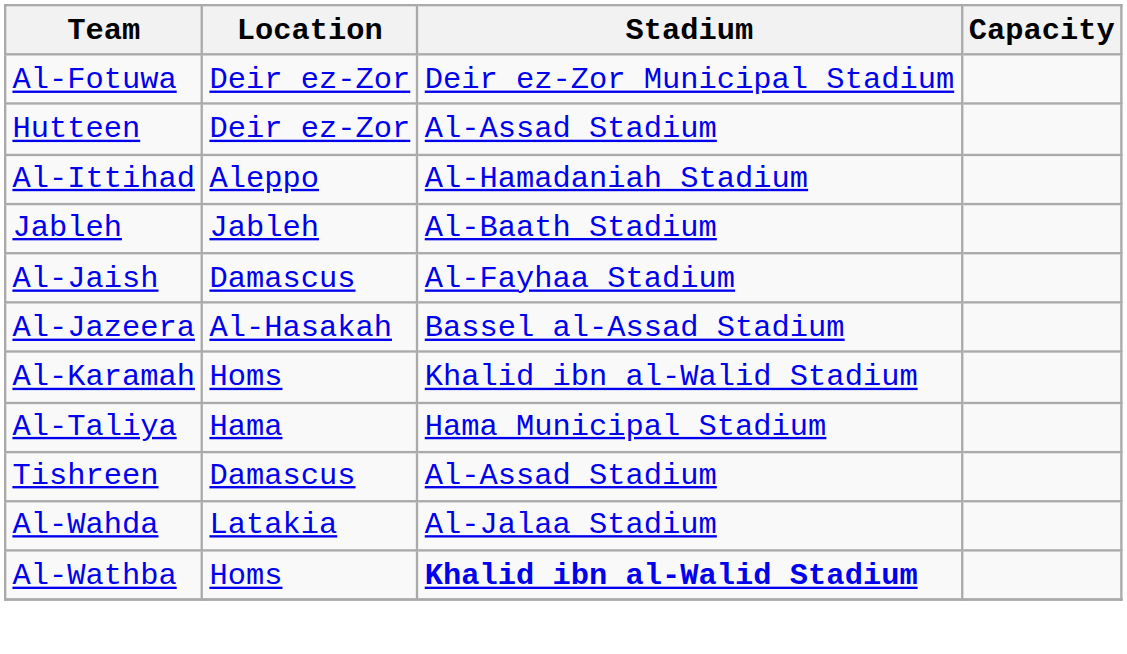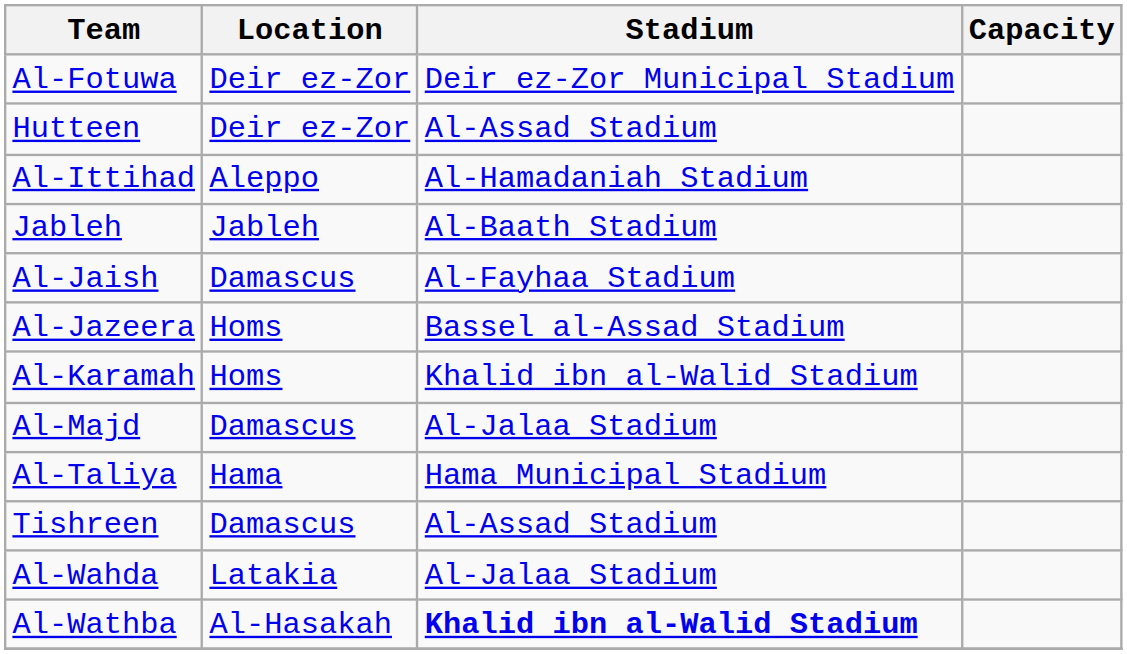(301, 327) Al-Hasakah -> (246, 327) Homs
+ row: (76, 427)
(246, 575) Homs -> (301, 625) Al-Hasakah
